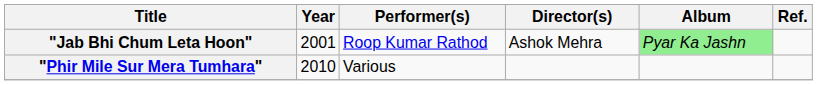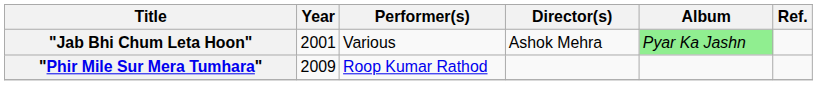(415, 42) Roop Kumar Rathod -> (369, 42) Various
(318, 67) 2010 -> (318, 67) 2009
(369, 67) Various -> (415, 67) Roop Kumar Rathod
